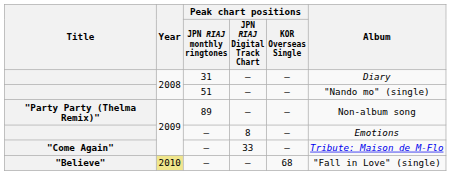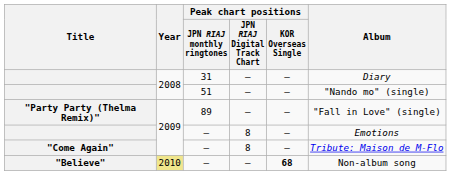(377, 112) Non-album song -> (377, 112) "Fall in Love" (single)
(248, 148) 33 -> (248, 148) 8
(287, 163) normal -> (287, 163) bold
(377, 163) "Fall in Love" (single) -> (377, 163) Non-album song
